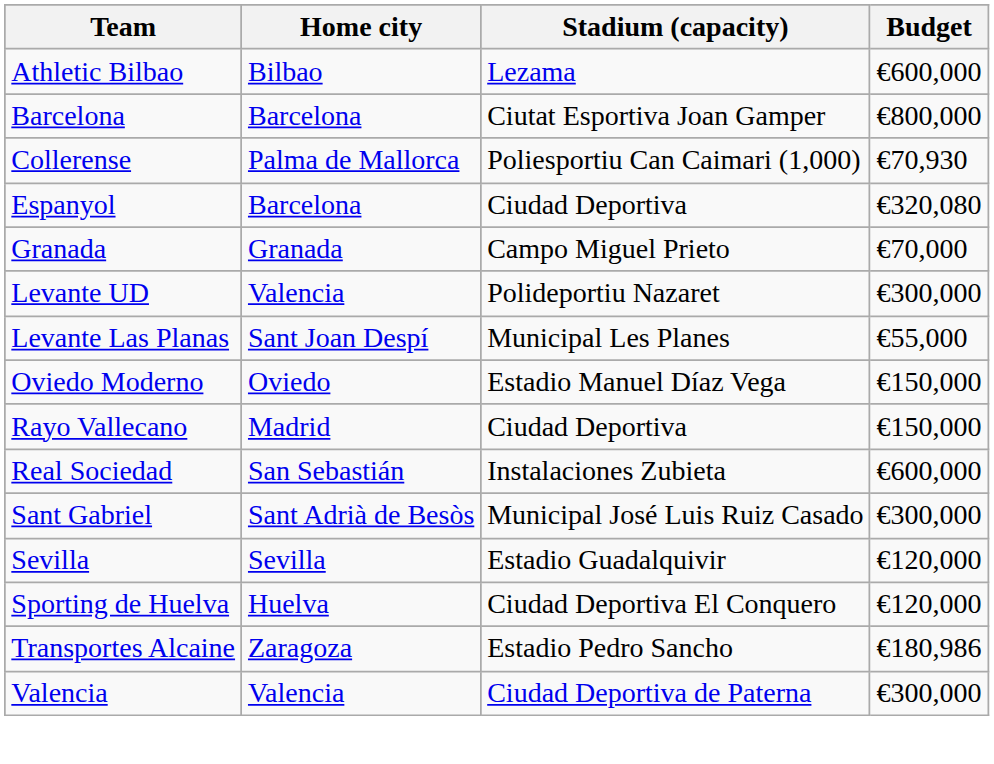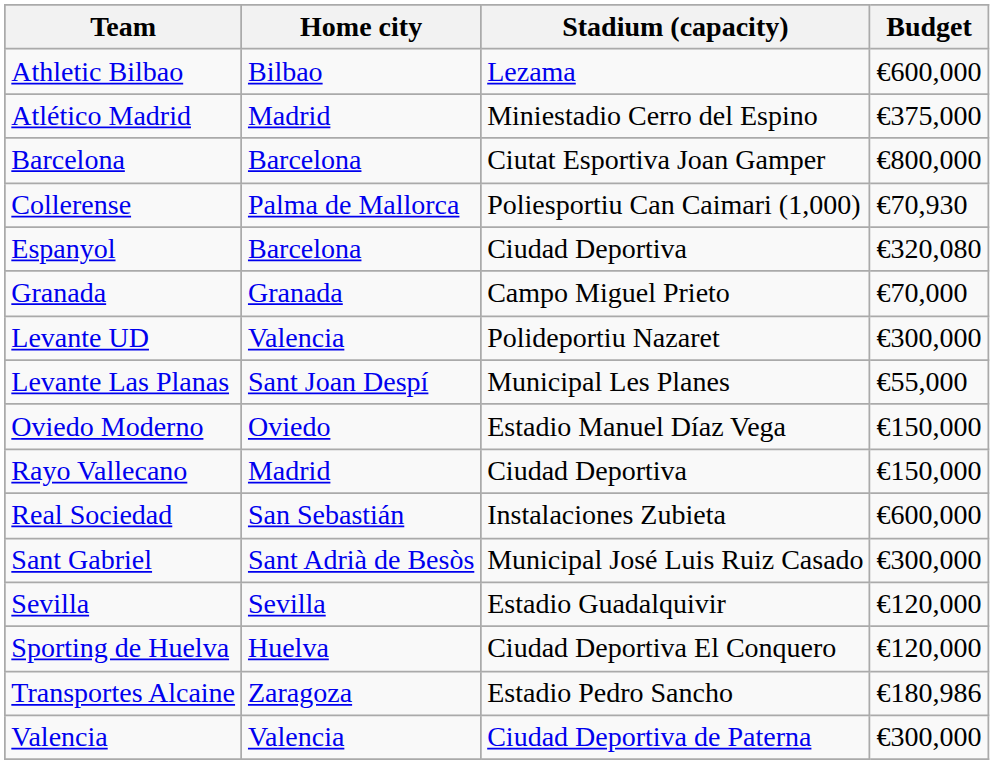+ row: (101, 115)
